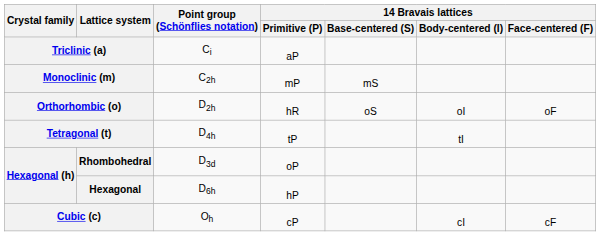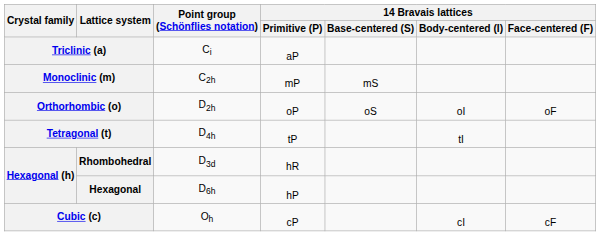(293, 112) hR -> (293, 112) oP
(293, 167) oP -> (293, 167) hR
